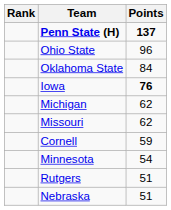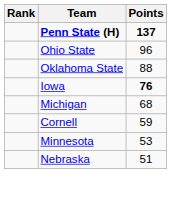(146, 68) 84 -> (146, 68) 88
(146, 104) 62 -> (146, 104) 68
- row: (62, 123)
(146, 159) 54 -> (146, 141) 53
- row: (61, 178)
